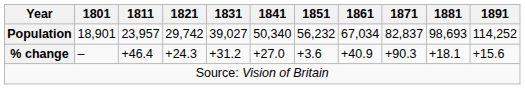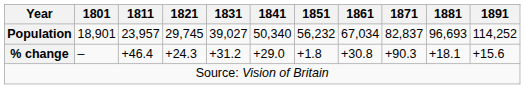(184, 34) 29,742 -> (184, 34) 29,745
(448, 34) 98,693 -> (448, 34) 96,693
(269, 53) +27.0 -> (269, 53) +29.0
(309, 53) +3.6 -> (309, 53) +1.8
(357, 53) +40.9 -> (357, 53) +30.8
